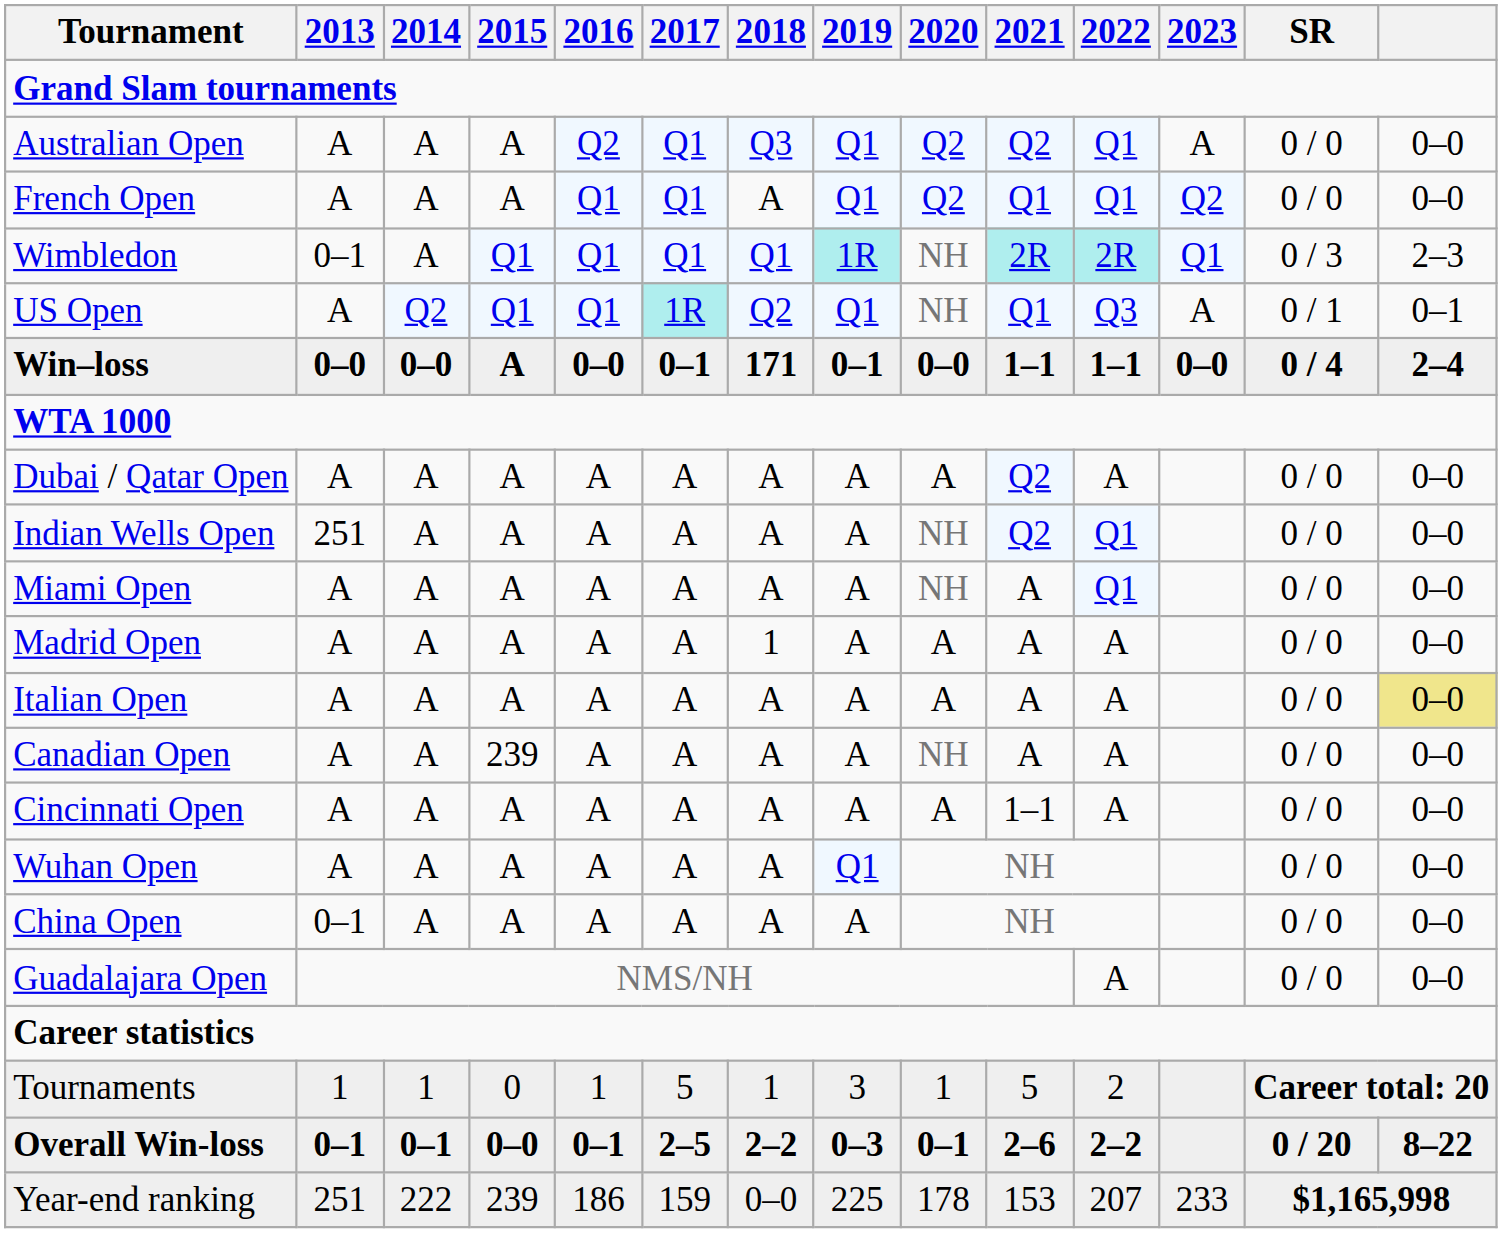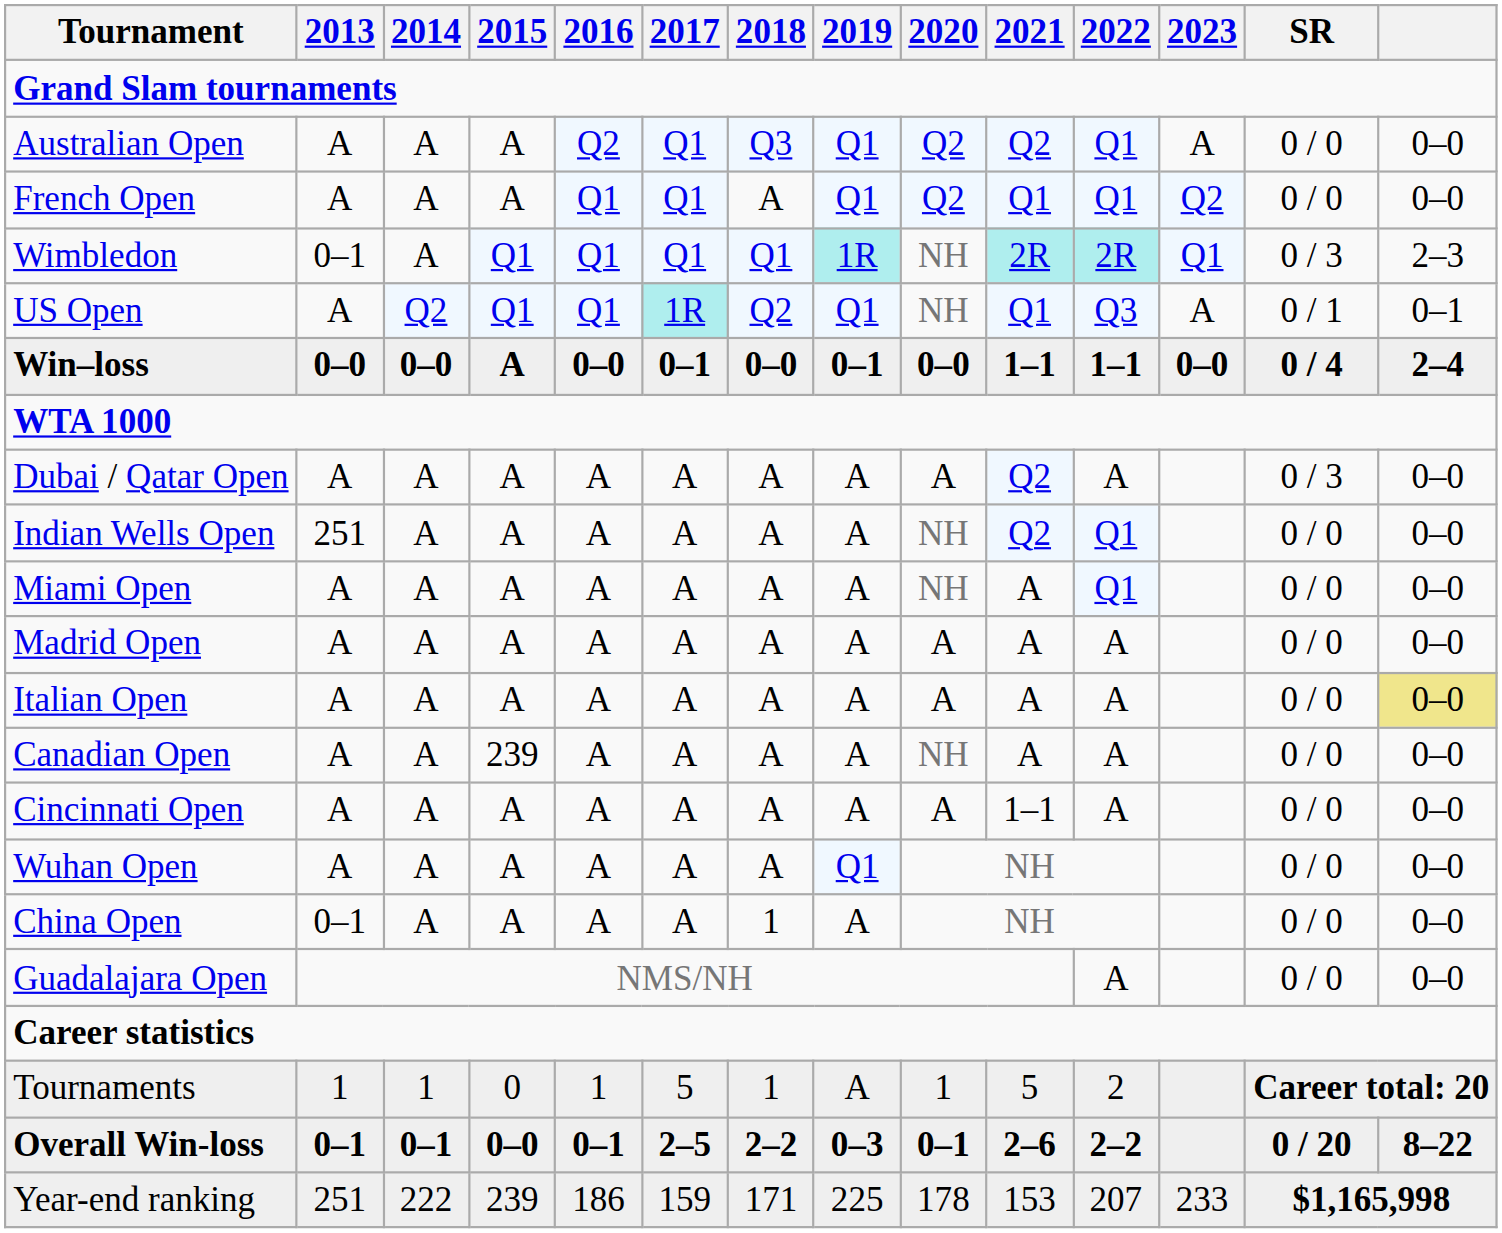(771, 365) 171 -> (771, 365) 0–0
(1312, 476) 0 / 0 -> (1312, 476) 0 / 3
(771, 643) 1 -> (771, 643) A
(771, 921) A -> (771, 921) 1
(857, 1088) 3 -> (857, 1088) A
(771, 1199) 0–0 -> (771, 1199) 171
